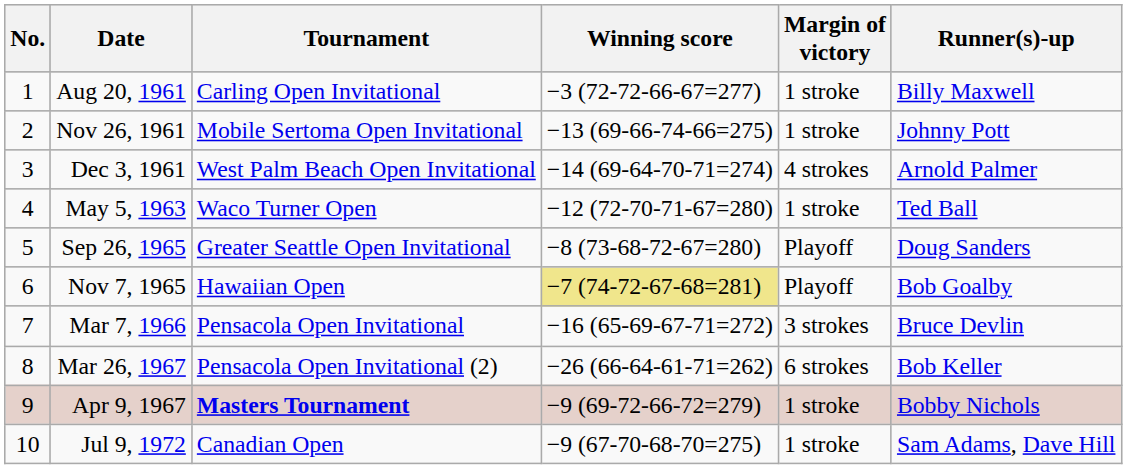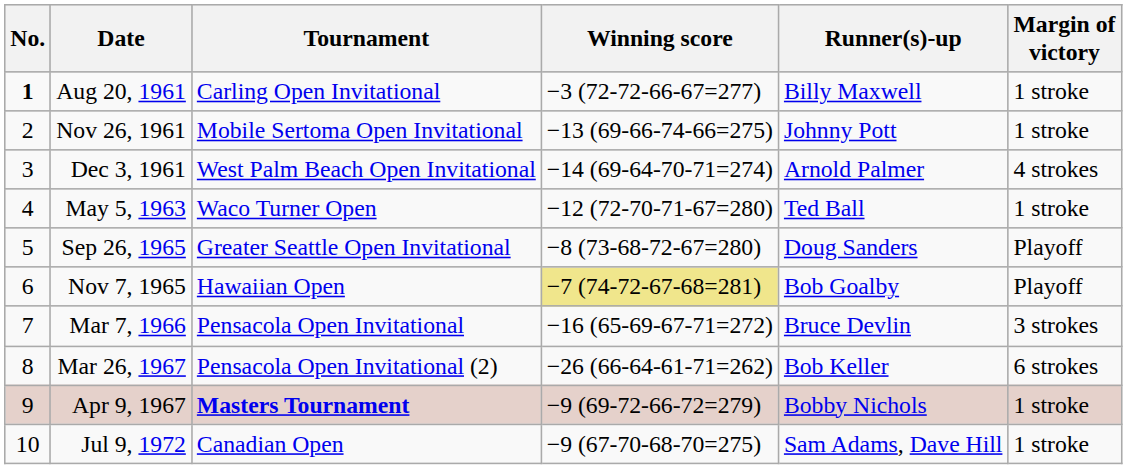columns swapped: (835, 38) <-> (1006, 38)
(28, 91) normal -> (28, 91) bold
